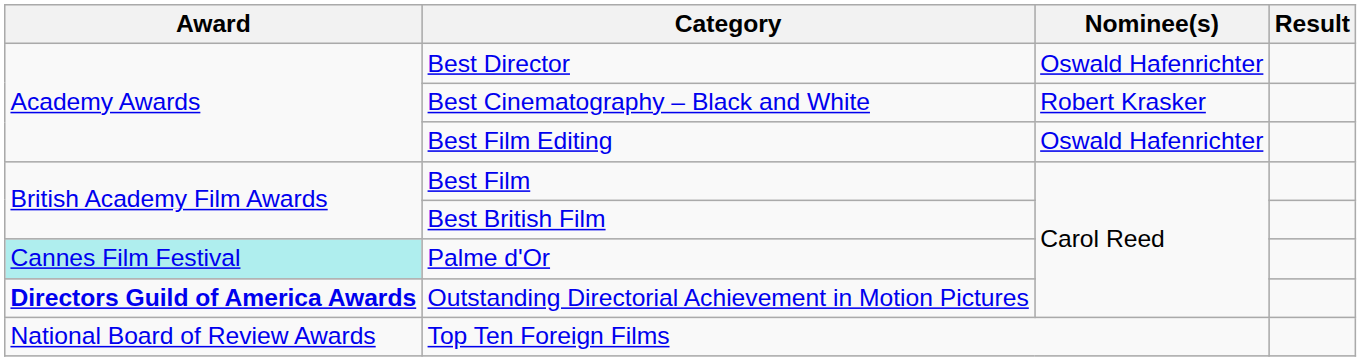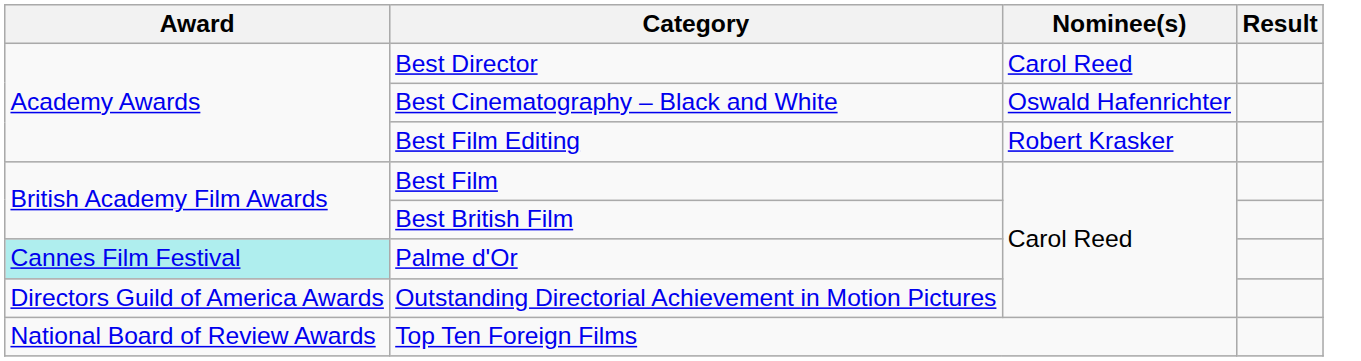(1152, 63) Oswald Hafenrichter -> (1070, 63) Carol Reed
(1123, 102) Robert Krasker -> (1119, 102) Oswald Hafenrichter
(1152, 141) Oswald Hafenrichter -> (1091, 141) Robert Krasker
(213, 297) bold -> (197, 297) normal
